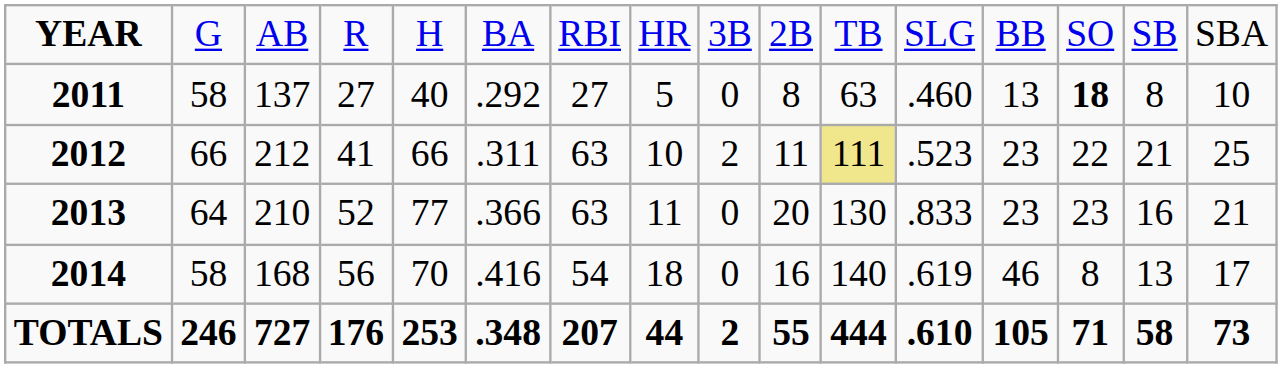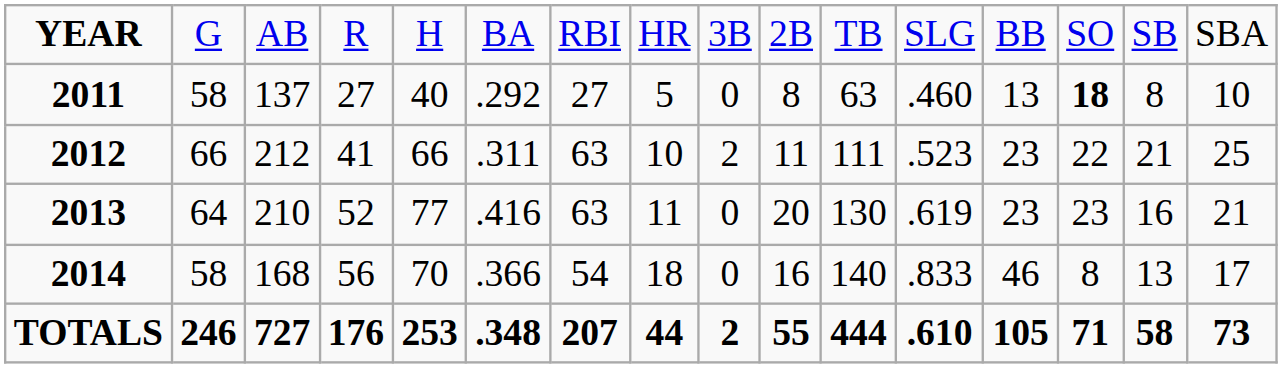(859, 153) khaki background -> (859, 153) no background
(508, 213) .366 -> (508, 213) .416
(940, 213) .833 -> (940, 213) .619
(508, 272) .416 -> (508, 272) .366
(940, 272) .619 -> (940, 272) .833
